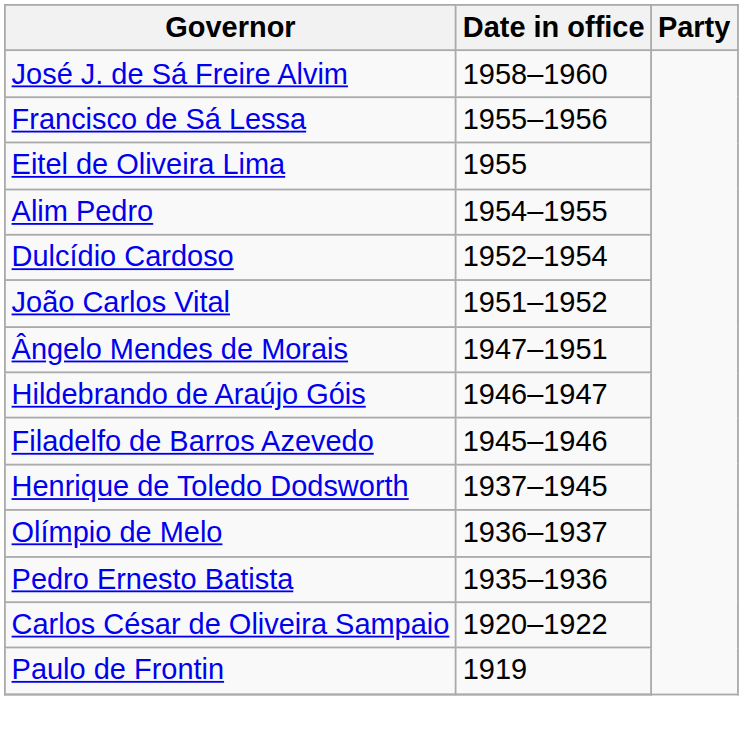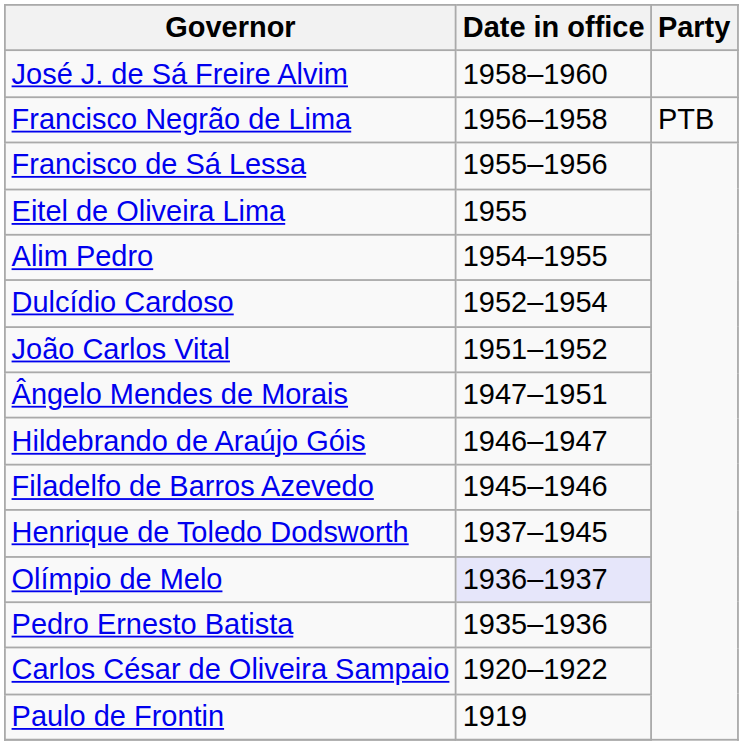+ row: (181, 119)
(535, 532) no background -> (535, 578) lavender background
